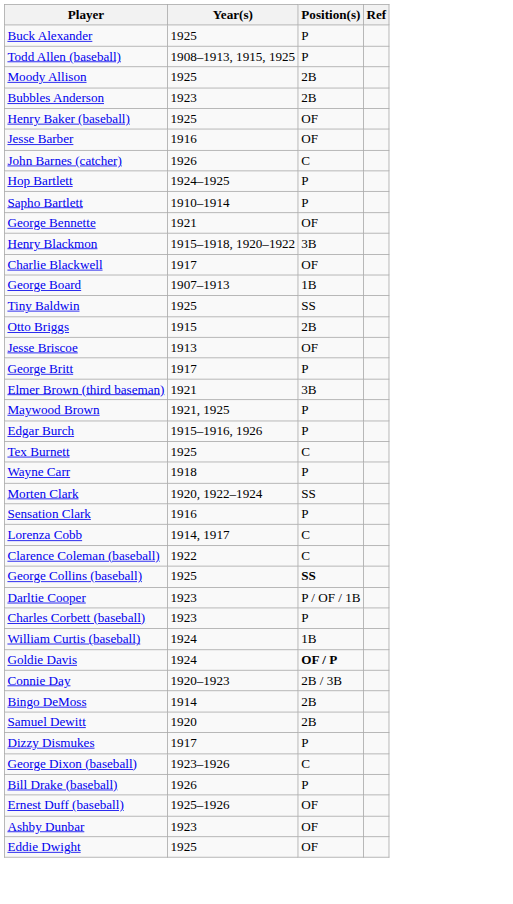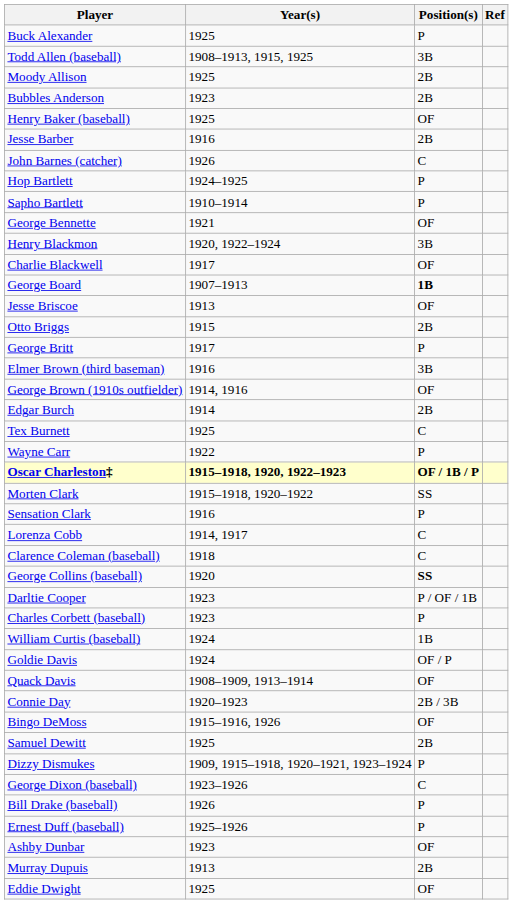(305, 56) P -> (425, 56) 3B
(310, 139) OF -> (425, 139) 2B
(233, 243) 1915–1918, 1920–1922 -> (234, 243) 1920, 1922–1924
(309, 285) normal -> (425, 285) bold
- row: (43, 306)
rows swapped: (38, 327) <-> (43, 347)
(184, 389) 1921 -> (202, 368) 1916
+ row: (95, 389)
- row: (54, 410)
(216, 431) 1915–1916, 1926 -> (202, 410) 1914
(305, 431) P -> (425, 410) 2B
(184, 472) 1918 -> (202, 451) 1922
+ row: (60, 472)
(216, 493) 1920, 1922–1924 -> (251, 493) 1915–1918, 1920–1922
(184, 555) 1922 -> (202, 555) 1918
(184, 576) 1925 -> (202, 576) 1920
(319, 659) bold -> (435, 659) normal
+ row: (42, 680)
(184, 701) 1914 -> (234, 722) 1915–1916, 1926
(309, 701) 2B -> (426, 722) OF
(184, 722) 1920 -> (202, 743) 1925
(184, 743) 1917 -> (300, 763) 1909, 1915–1918, 1920–1921, 1923–1924
(310, 805) OF -> (421, 826) P
+ row: (48, 868)
